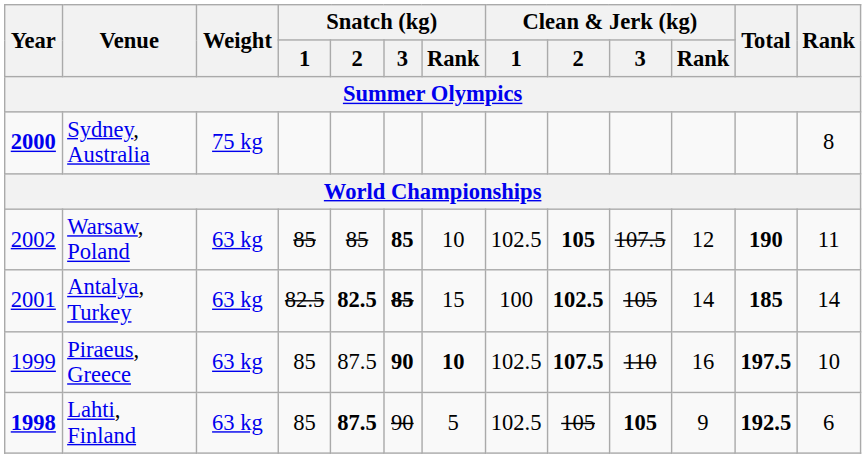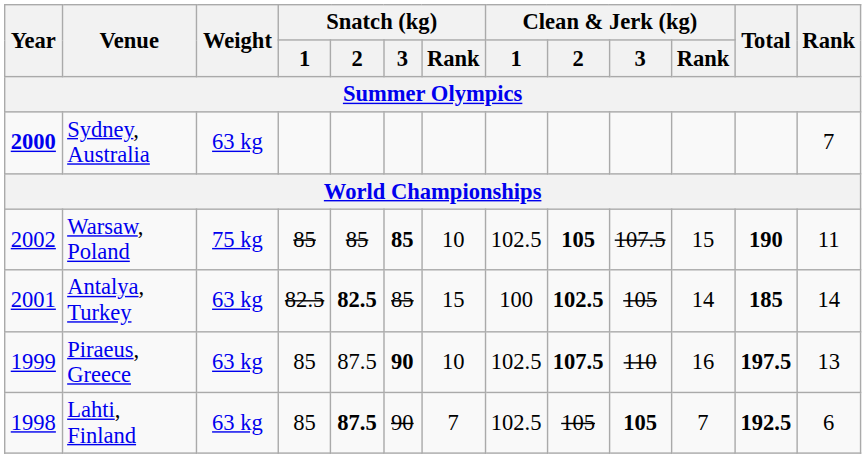(237, 142) 75 kg -> (237, 142) 63 kg
(829, 142) 8 -> (829, 142) 7
(237, 239) 63 kg -> (237, 239) 75 kg
(703, 239) 12 -> (703, 239) 15
(402, 300) bold -> (402, 300) normal
(453, 361) bold -> (453, 361) normal
(829, 361) 10 -> (829, 361) 13
(33, 422) bold -> (33, 422) normal
(453, 422) 5 -> (453, 422) 7
(703, 422) 9 -> (703, 422) 7
